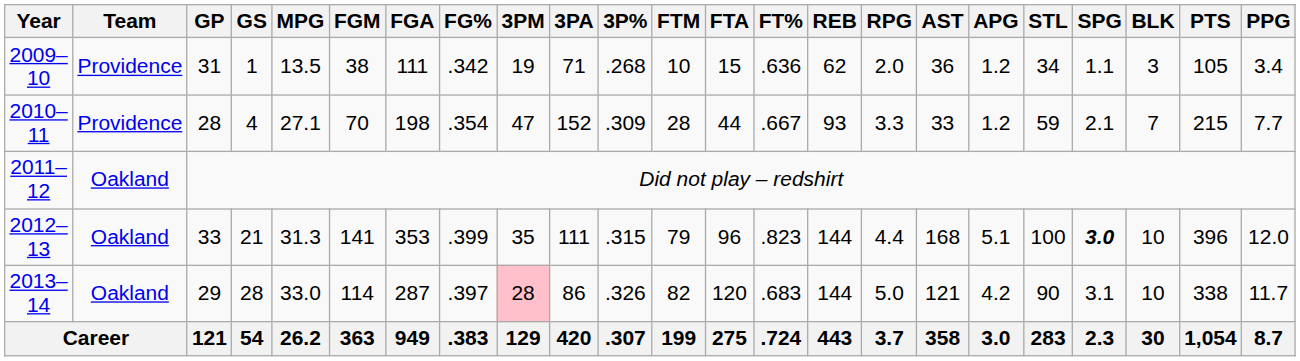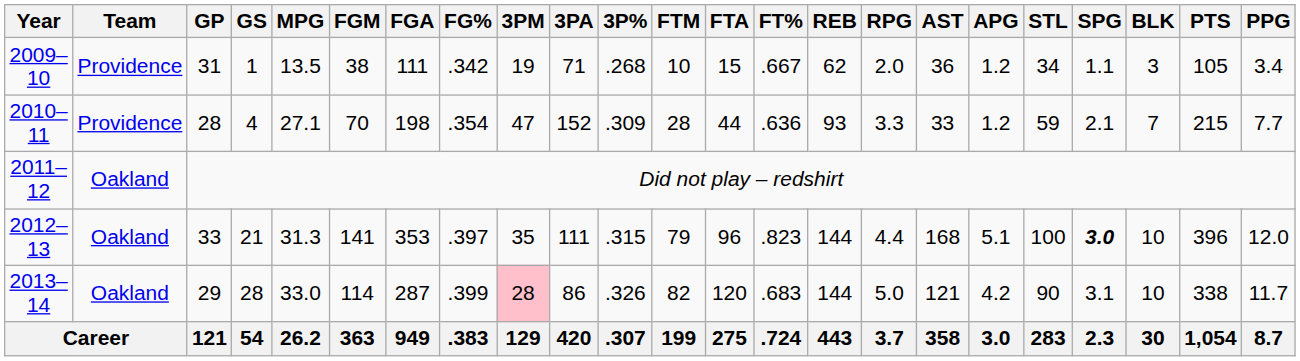(781, 66) .636 -> (781, 66) .667
(781, 122) .667 -> (781, 122) .636
(468, 236) .399 -> (468, 236) .397
(468, 293) .397 -> (468, 293) .399
